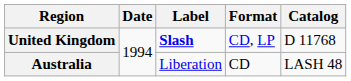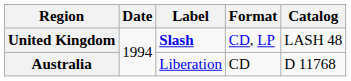(310, 40) D 11768 -> (313, 40) LASH 48
(313, 64) LASH 48 -> (310, 64) D 11768
